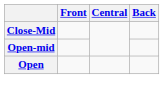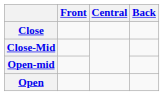+ row: (31, 30)
